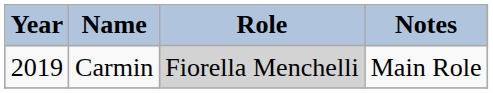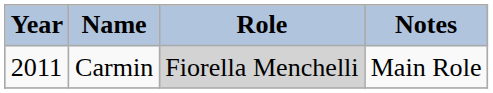(37, 66) 2019 -> (36, 66) 2011
